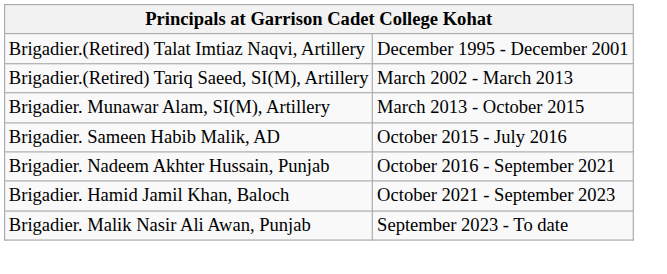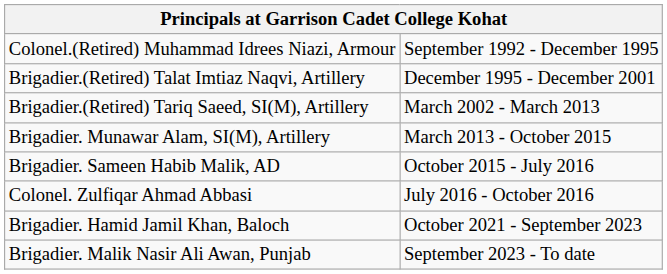+ row: (202, 48)
+ row: (131, 195)
- row: (169, 166)
